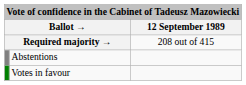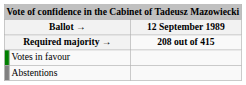(186, 42) normal -> (186, 42) bold
rows swapped: (41, 73) <-> (34, 57)
